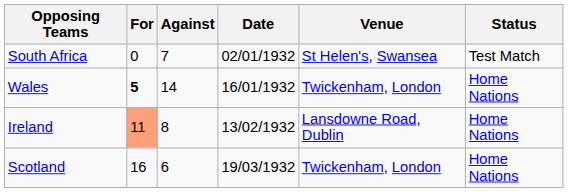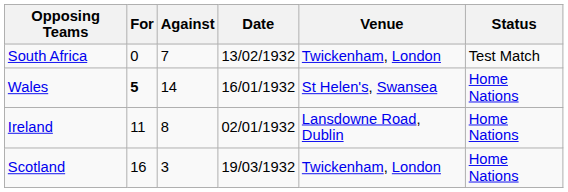(258, 56) 02/01/1932 -> (258, 56) 13/02/1932
(370, 56) St Helen's, Swansea -> (371, 56) Twickenham, London
(371, 87) Twickenham, London -> (370, 87) St Helen's, Swansea
(138, 127) lightsalmon background -> (138, 127) no background
(258, 127) 13/02/1932 -> (258, 127) 02/01/1932
(165, 167) 6 -> (165, 167) 3
